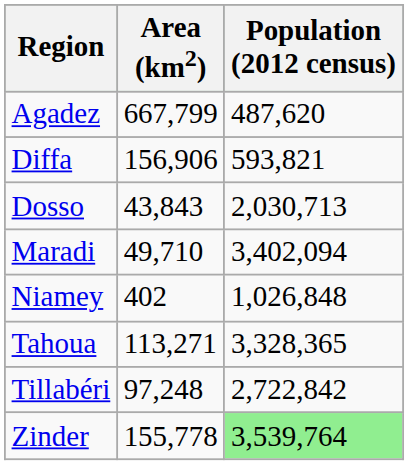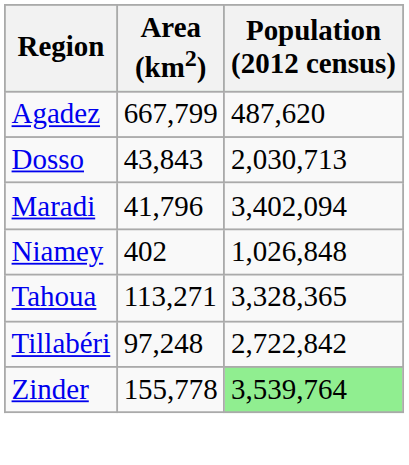- row: (42, 159)
(163, 251) 49,710 -> (163, 205) 41,796
